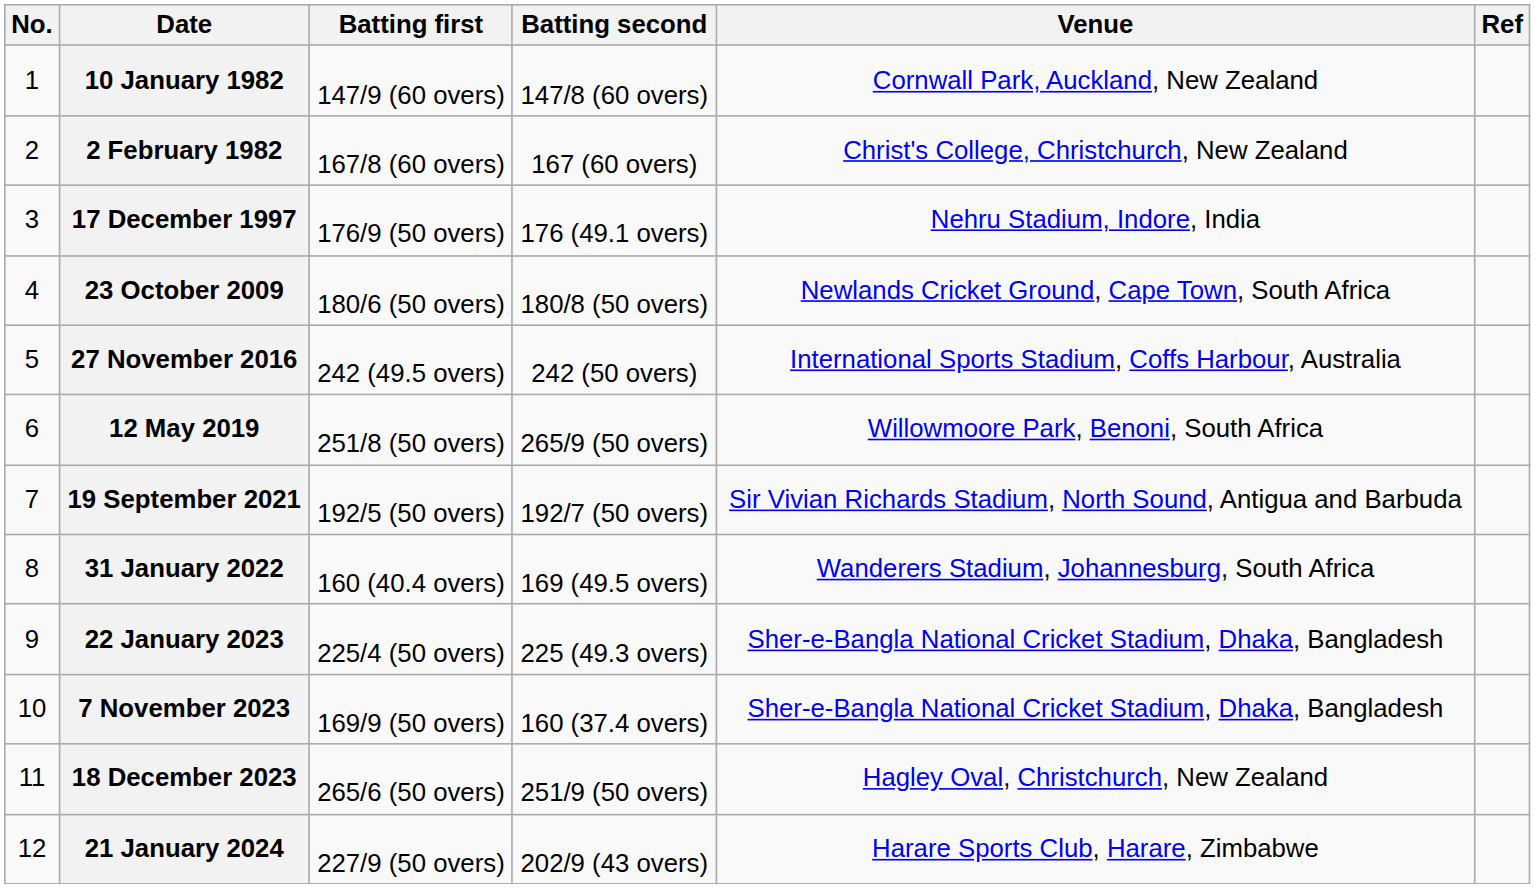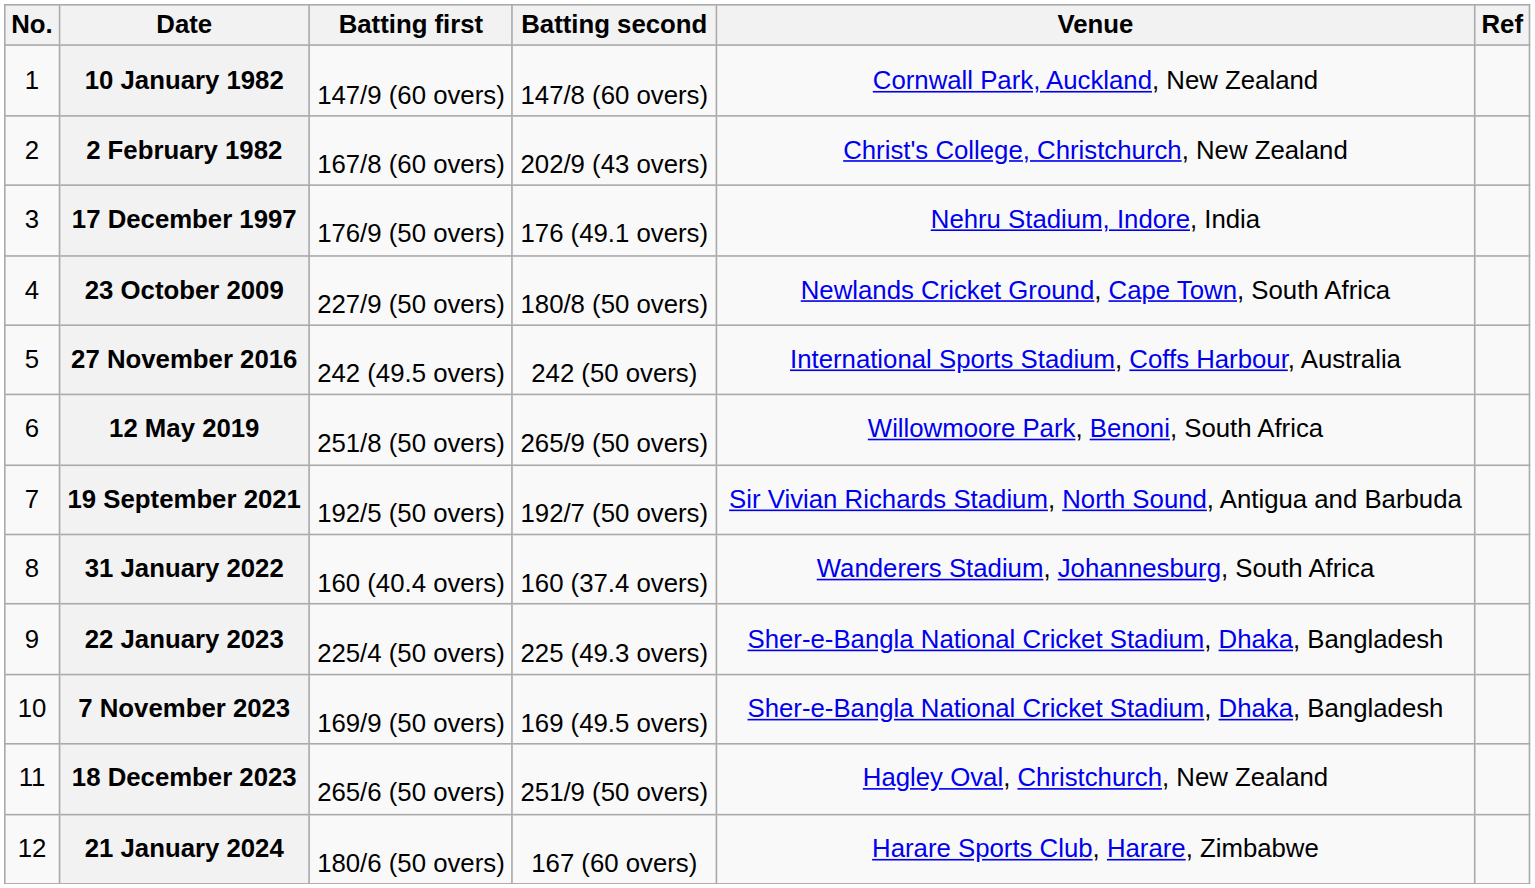(614, 164) 167 (60 overs) -> (614, 164) 202/9 (43 overs)
(411, 304) 180/6 (50 overs) -> (411, 304) 227/9 (50 overs)
(614, 583) 169 (49.5 overs) -> (614, 583) 160 (37.4 overs)
(614, 723) 160 (37.4 overs) -> (614, 723) 169 (49.5 overs)
(411, 862) 227/9 (50 overs) -> (411, 862) 180/6 (50 overs)
(614, 862) 202/9 (43 overs) -> (614, 862) 167 (60 overs)
